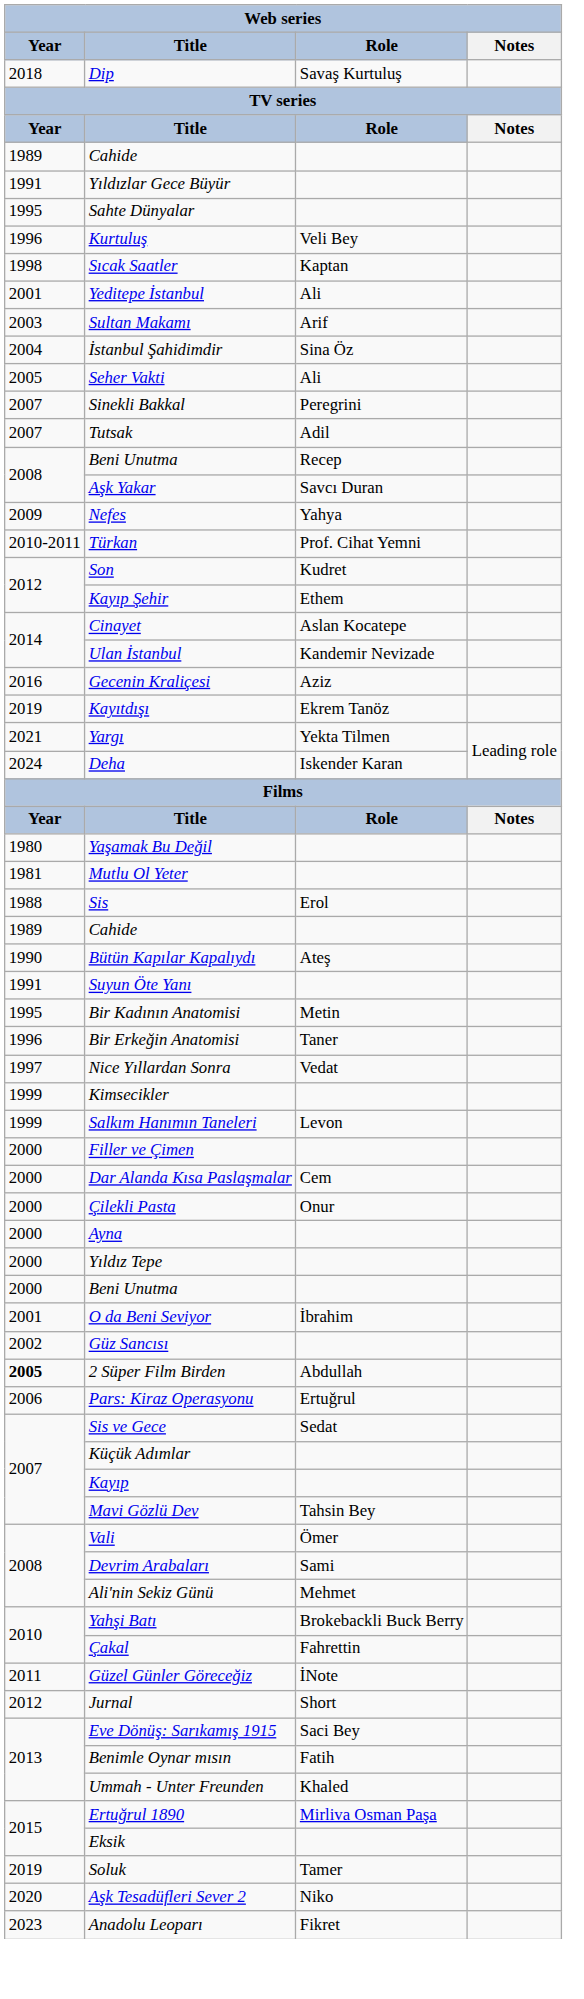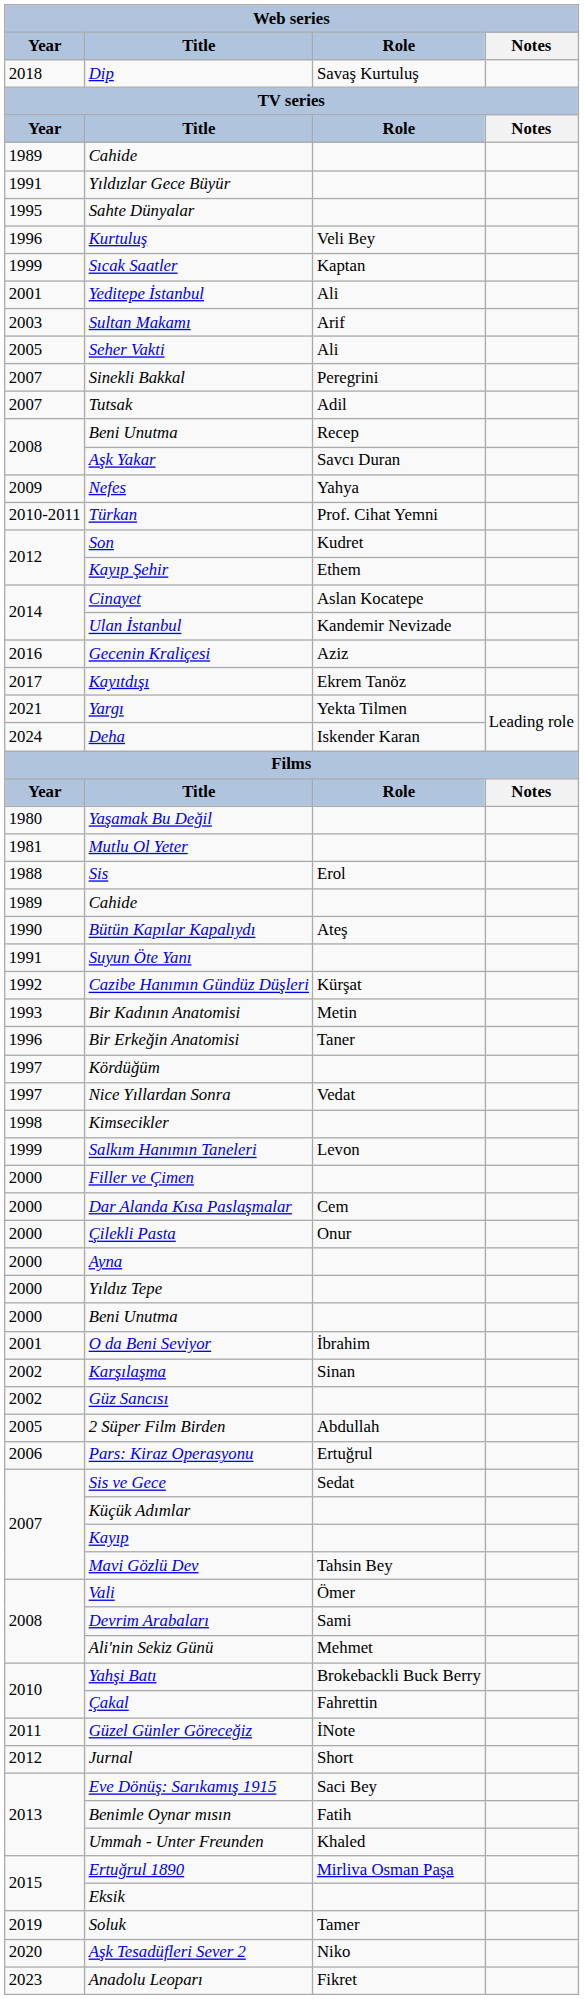(25, 266) 1998 -> (25, 266) 1999
- row: (155, 349)
(25, 708) 2019 -> (25, 681) 2017
+ row: (199, 985)
(25, 1012) 1995 -> (25, 1012) 1993
+ row: (124, 1068)
(25, 1095) 1999 -> (25, 1123) 1998
+ row: (127, 1372)
(25, 1372) bold -> (25, 1427) normal
